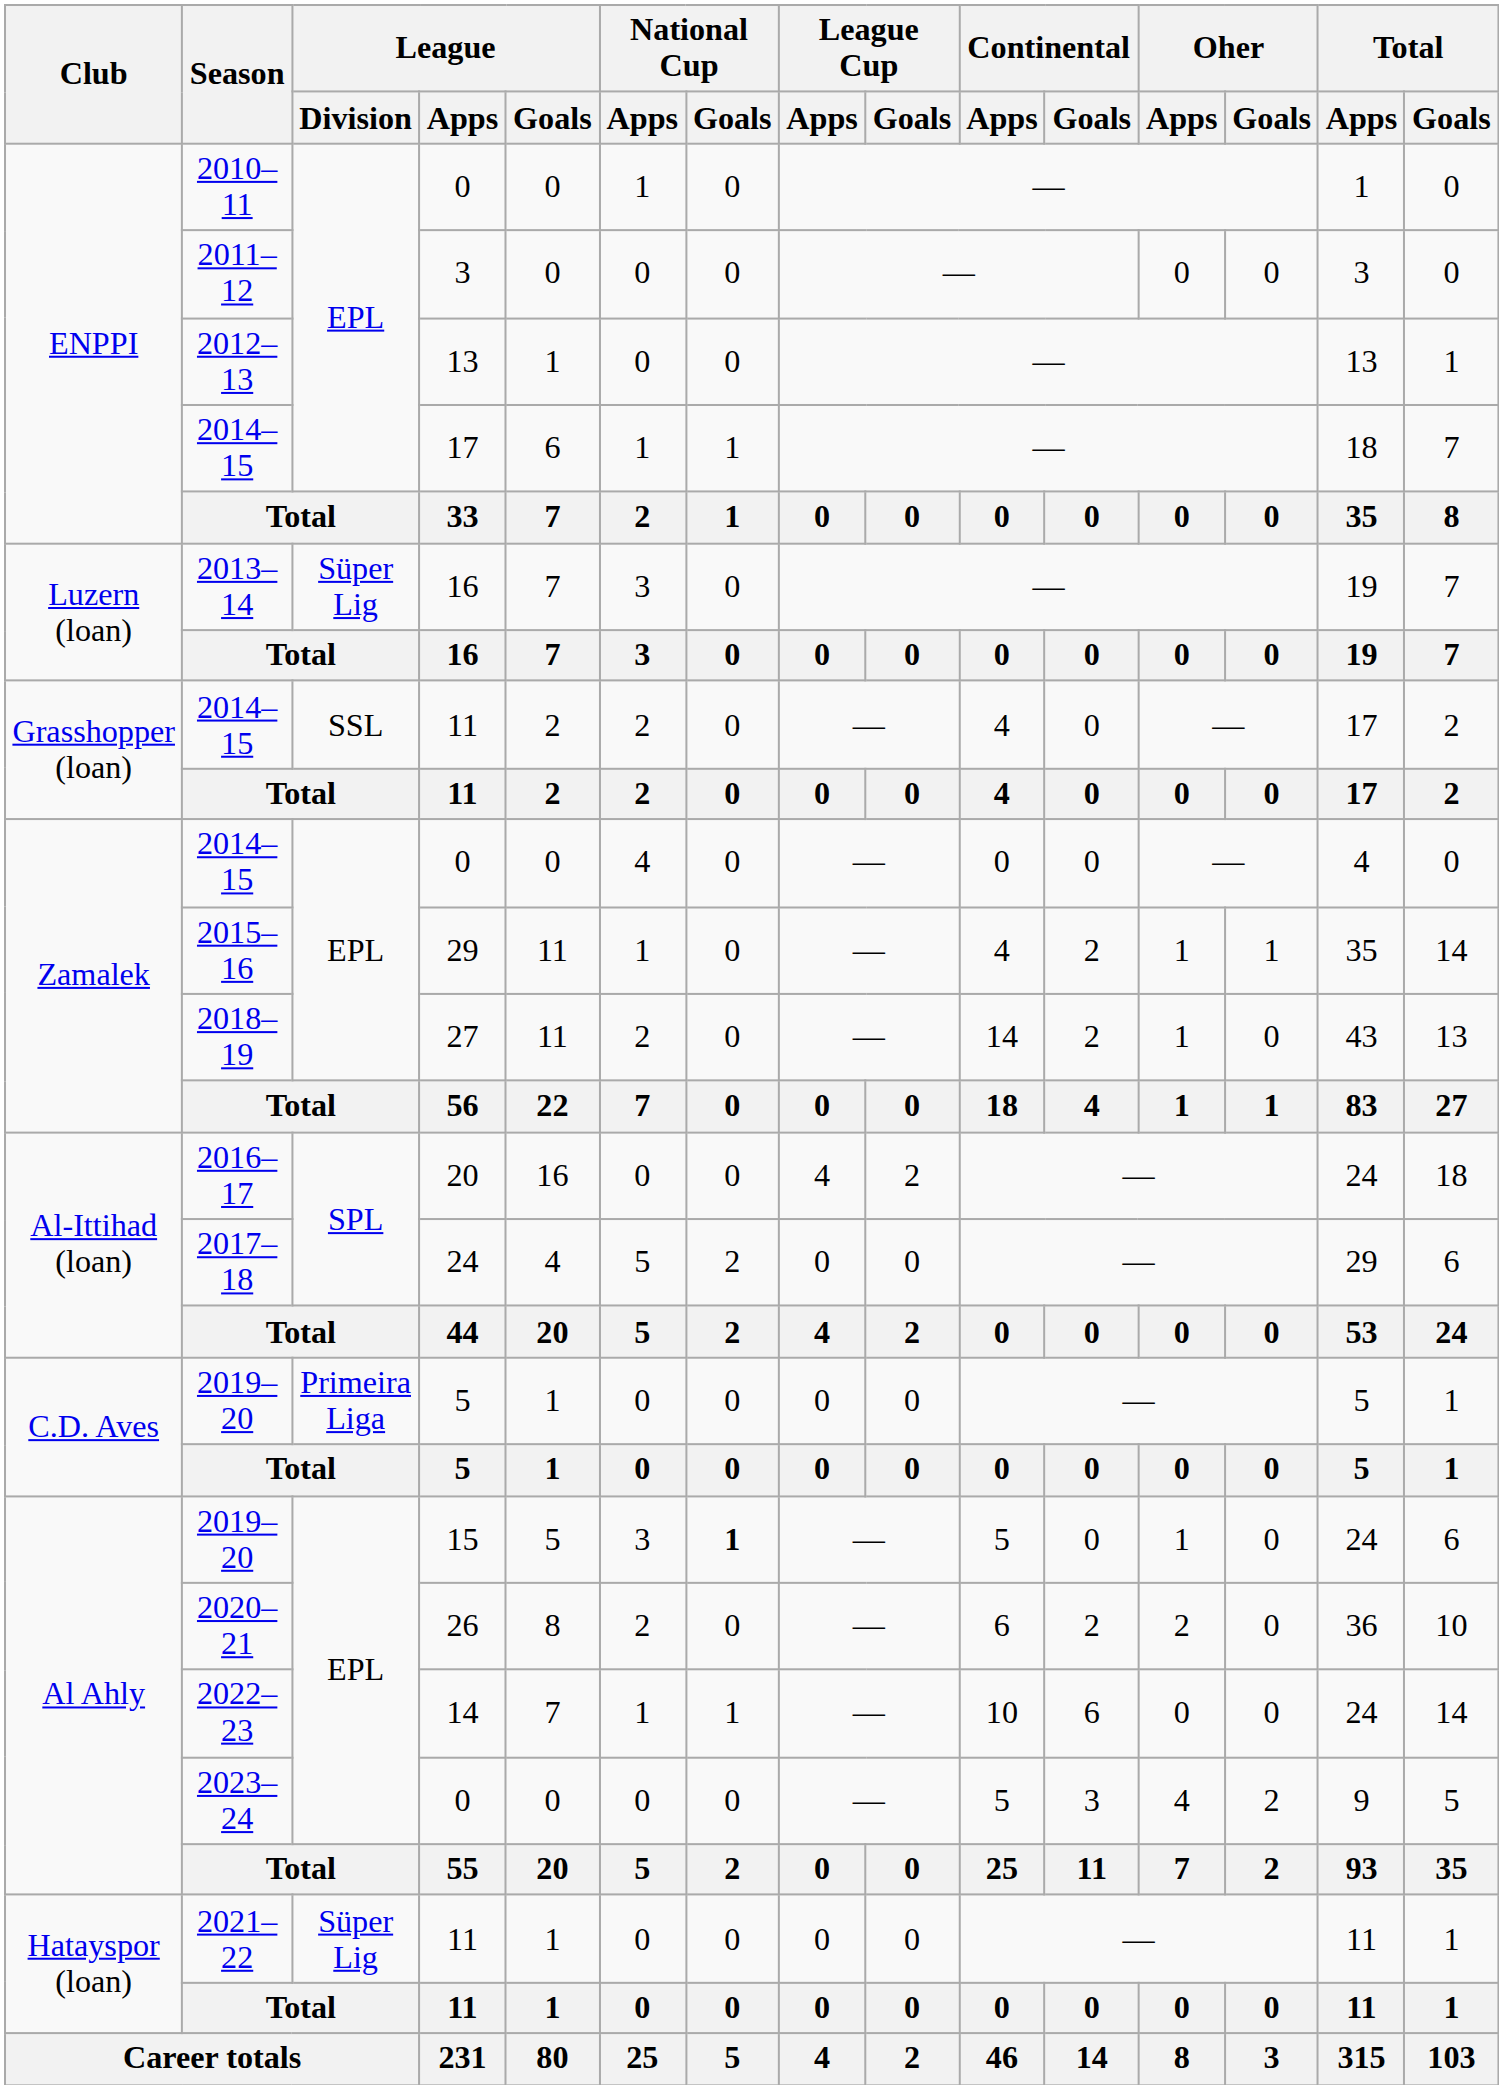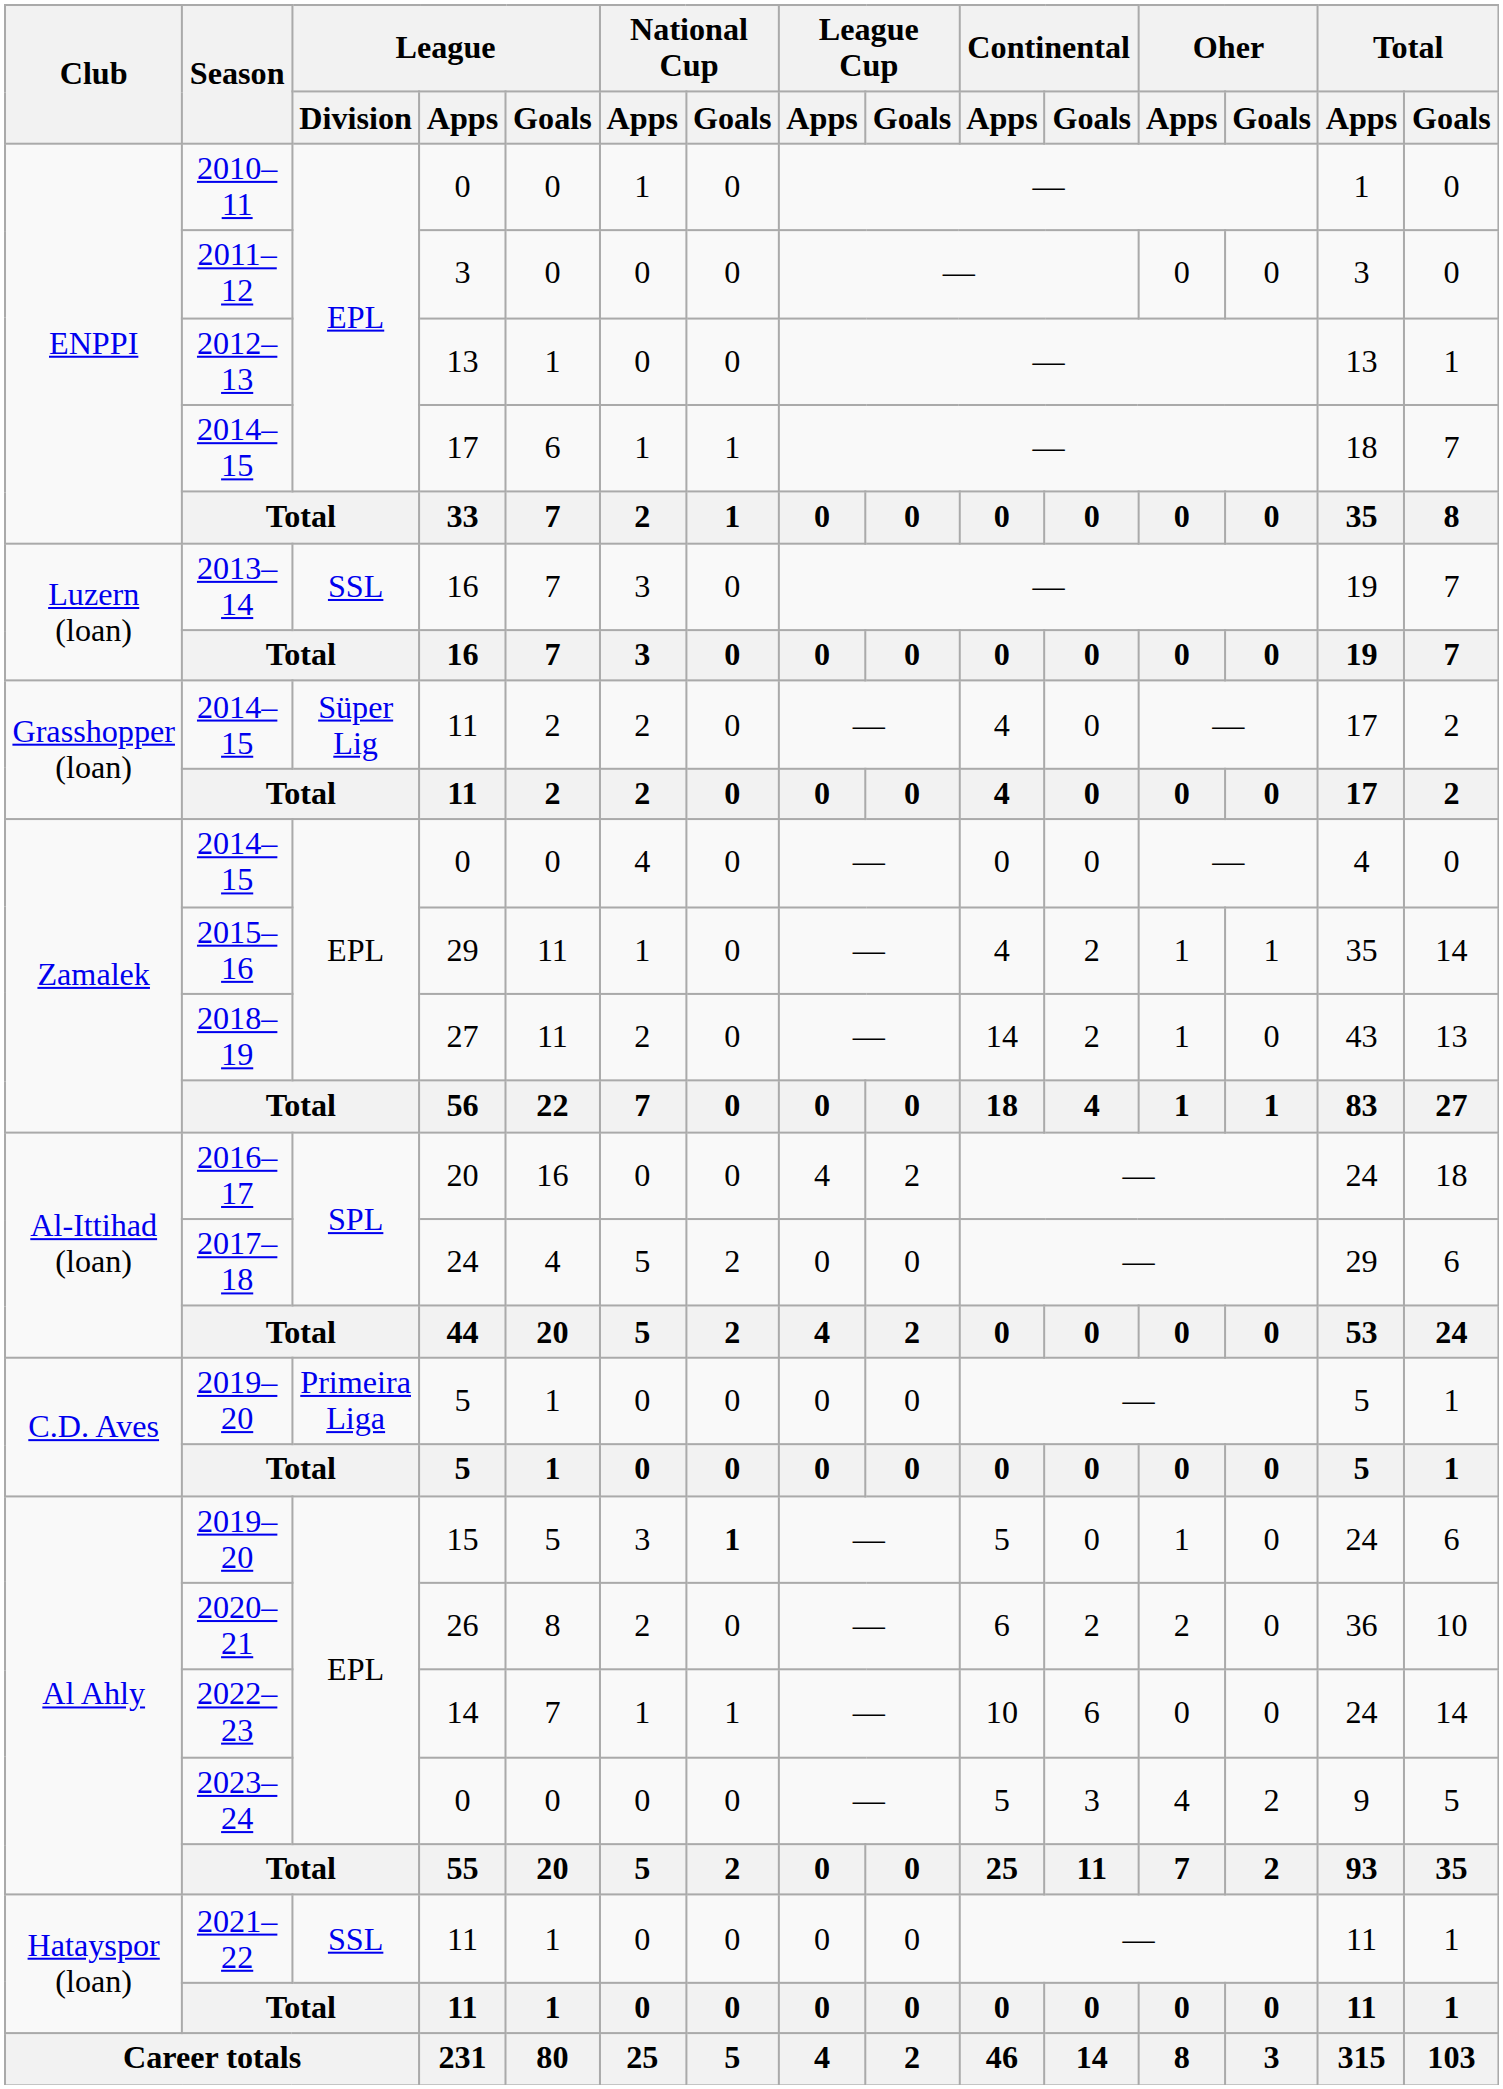(356, 586) Süper Lig -> (356, 586) SSL
(356, 724) SSL -> (356, 724) Süper Lig
(356, 1938) Süper Lig -> (356, 1938) SSL
